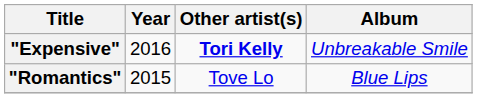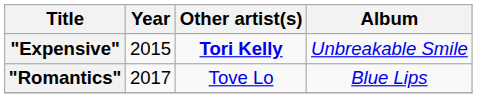(151, 48) 2016 -> (151, 48) 2015
(151, 78) 2015 -> (151, 78) 2017
